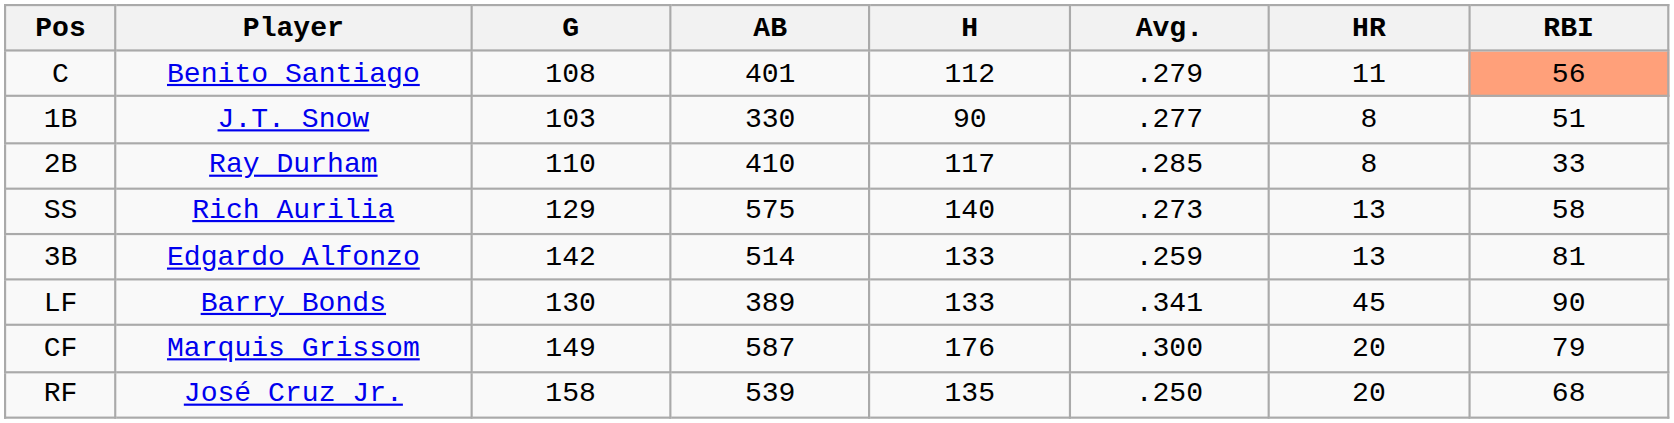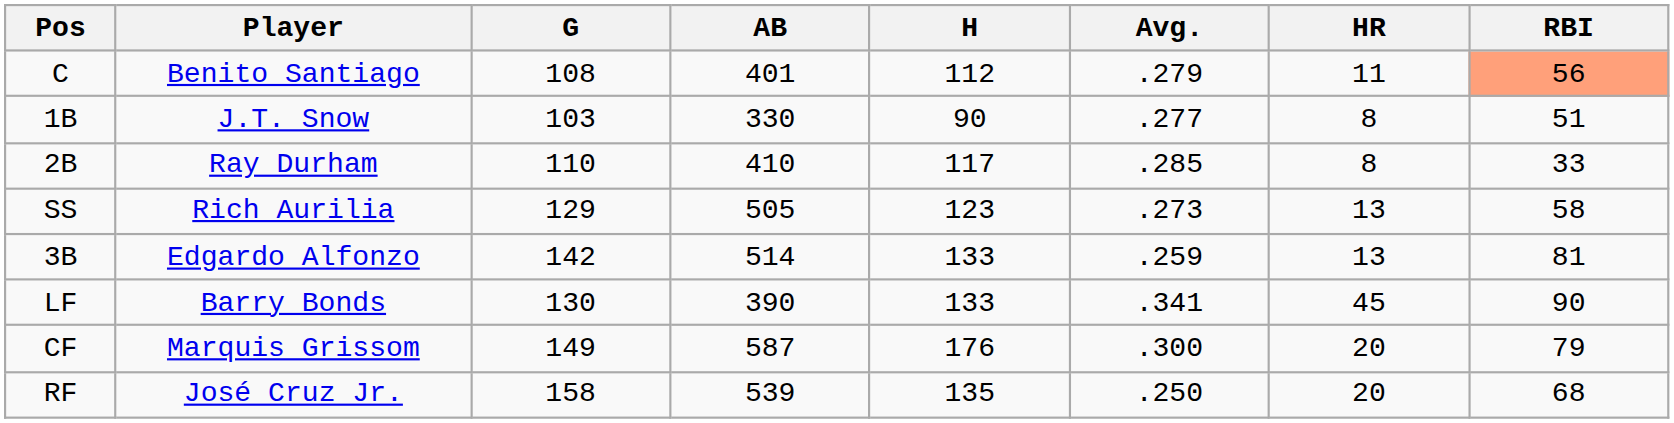(770, 211) 575 -> (770, 211) 505
(970, 211) 140 -> (970, 211) 123
(770, 303) 389 -> (770, 303) 390
